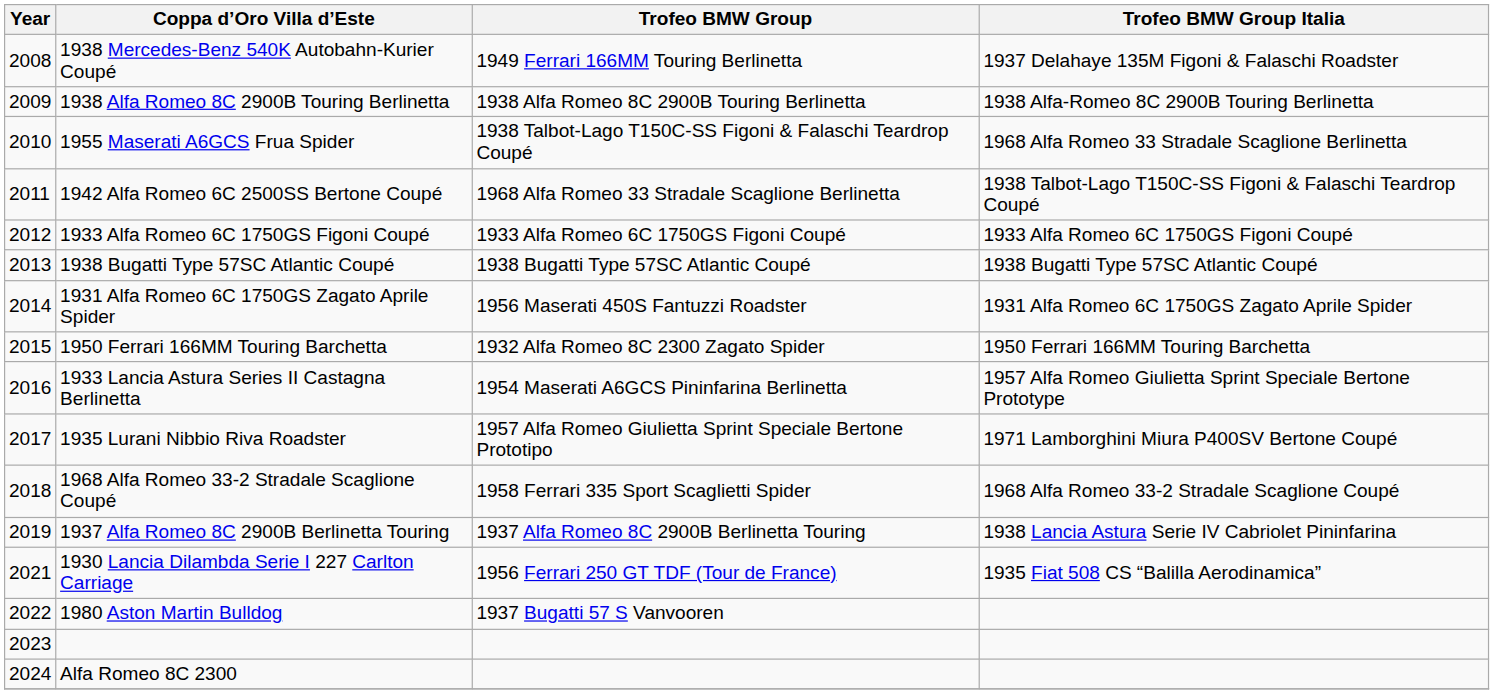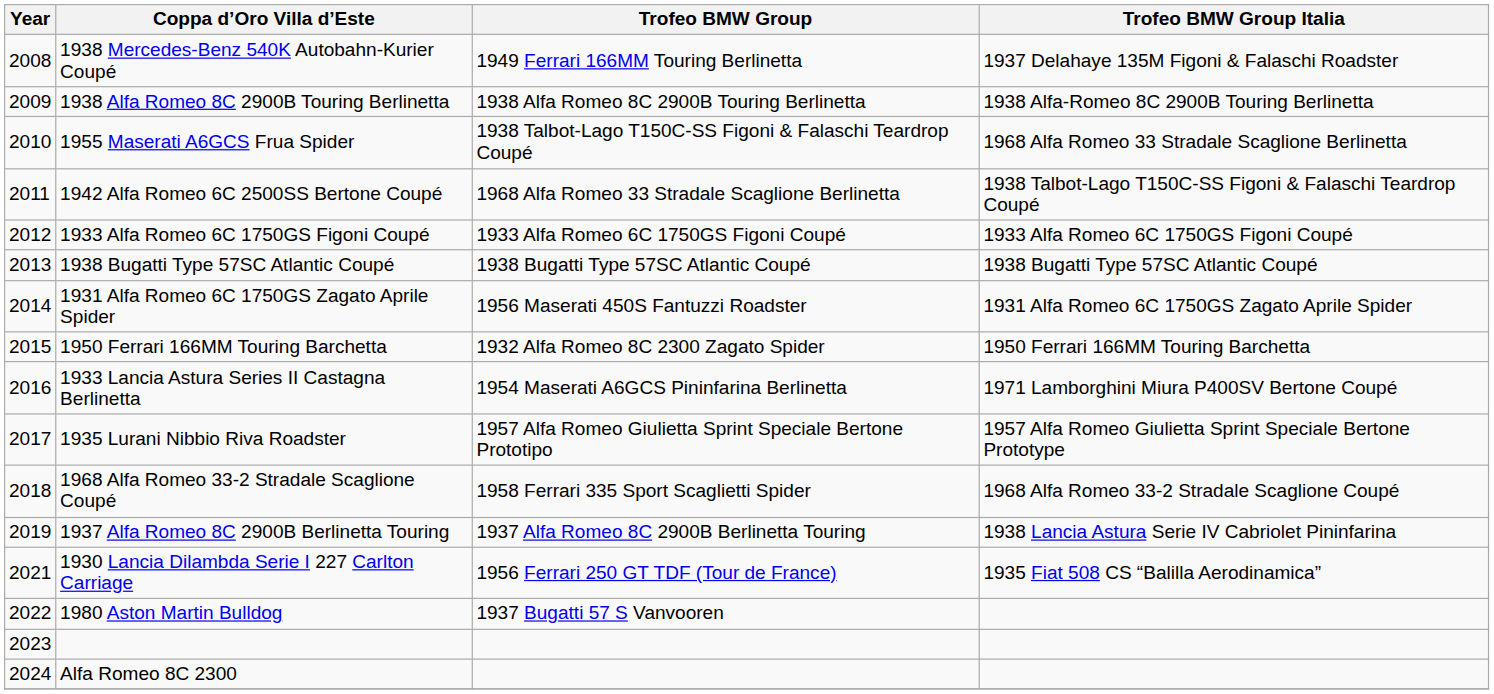(1197, 387) 1957 Alfa Romeo Giulietta Sprint Speciale Bertone Prototype -> (1190, 387) 1971 Lamborghini Miura P400SV Bertone Coupé
(1190, 439) 1971 Lamborghini Miura P400SV Bertone Coupé -> (1197, 439) 1957 Alfa Romeo Giulietta Sprint Speciale Bertone Prototype
